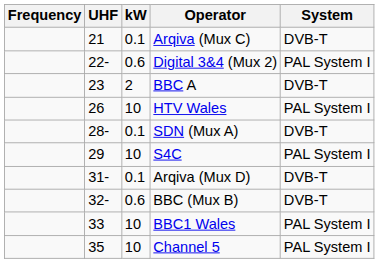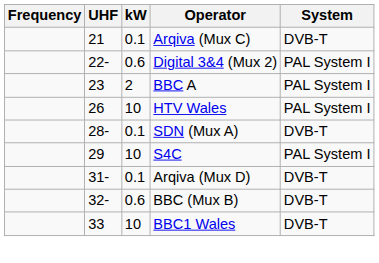(306, 85) DVB-T -> (327, 85) PAL System I
(327, 223) PAL System I -> (306, 223) DVB-T
- row: (187, 246)
